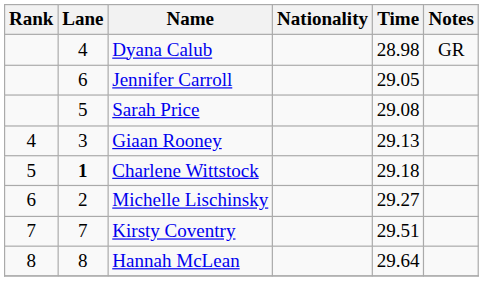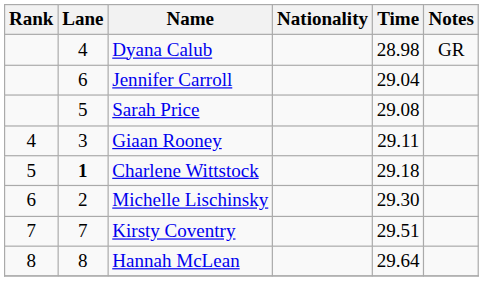(398, 79) 29.05 -> (398, 79) 29.04
(398, 140) 29.13 -> (398, 140) 29.11
(398, 200) 29.27 -> (398, 200) 29.30
